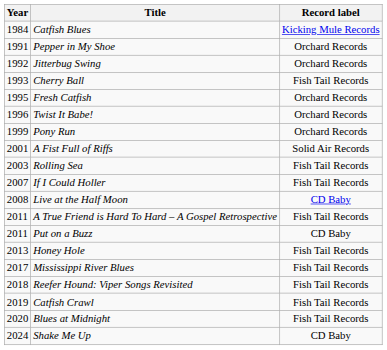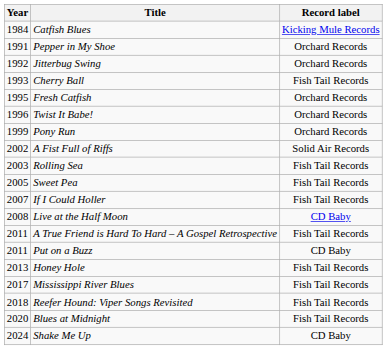(18, 149) 2001 -> (18, 149) 2002
+ row: (55, 183)
- row: (63, 302)
